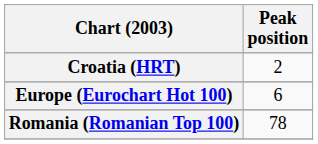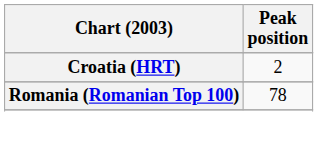- row: (124, 95)
